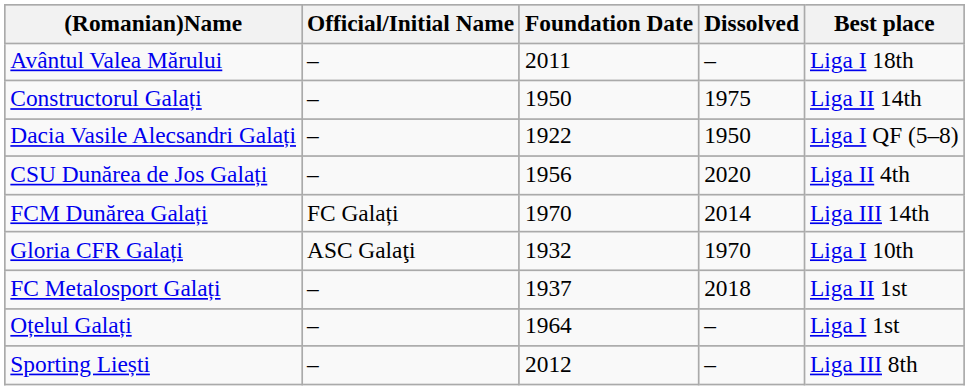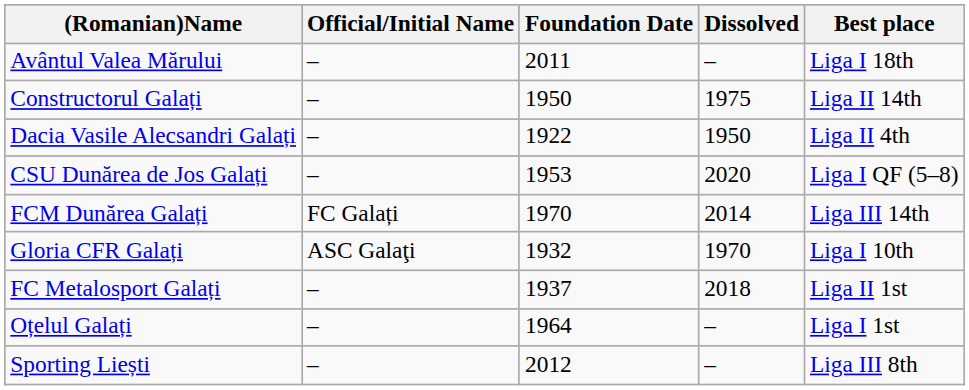(884, 137) Liga I QF (5–8) -> (860, 137) Liga II 4th
(548, 174) 1956 -> (548, 174) 1953
(860, 174) Liga II 4th -> (884, 174) Liga I QF (5–8)
